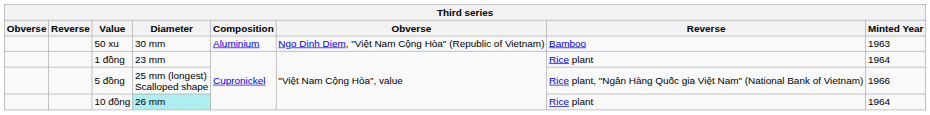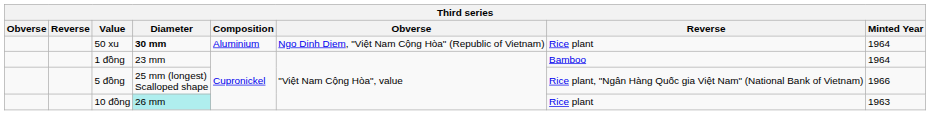(150, 44) normal -> (151, 44) bold
(568, 44) Bamboo -> (571, 44) Rice plant
(879, 44) 1963 -> (879, 44) 1964
(571, 60) Rice plant -> (568, 60) Bamboo
(879, 102) 1964 -> (879, 102) 1963
